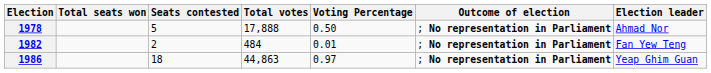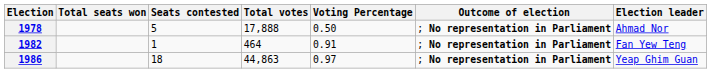(154, 44) 2 -> (154, 44) 1
(253, 44) 484 -> (253, 44) 464
(325, 44) 0.01 -> (325, 44) 0.91
